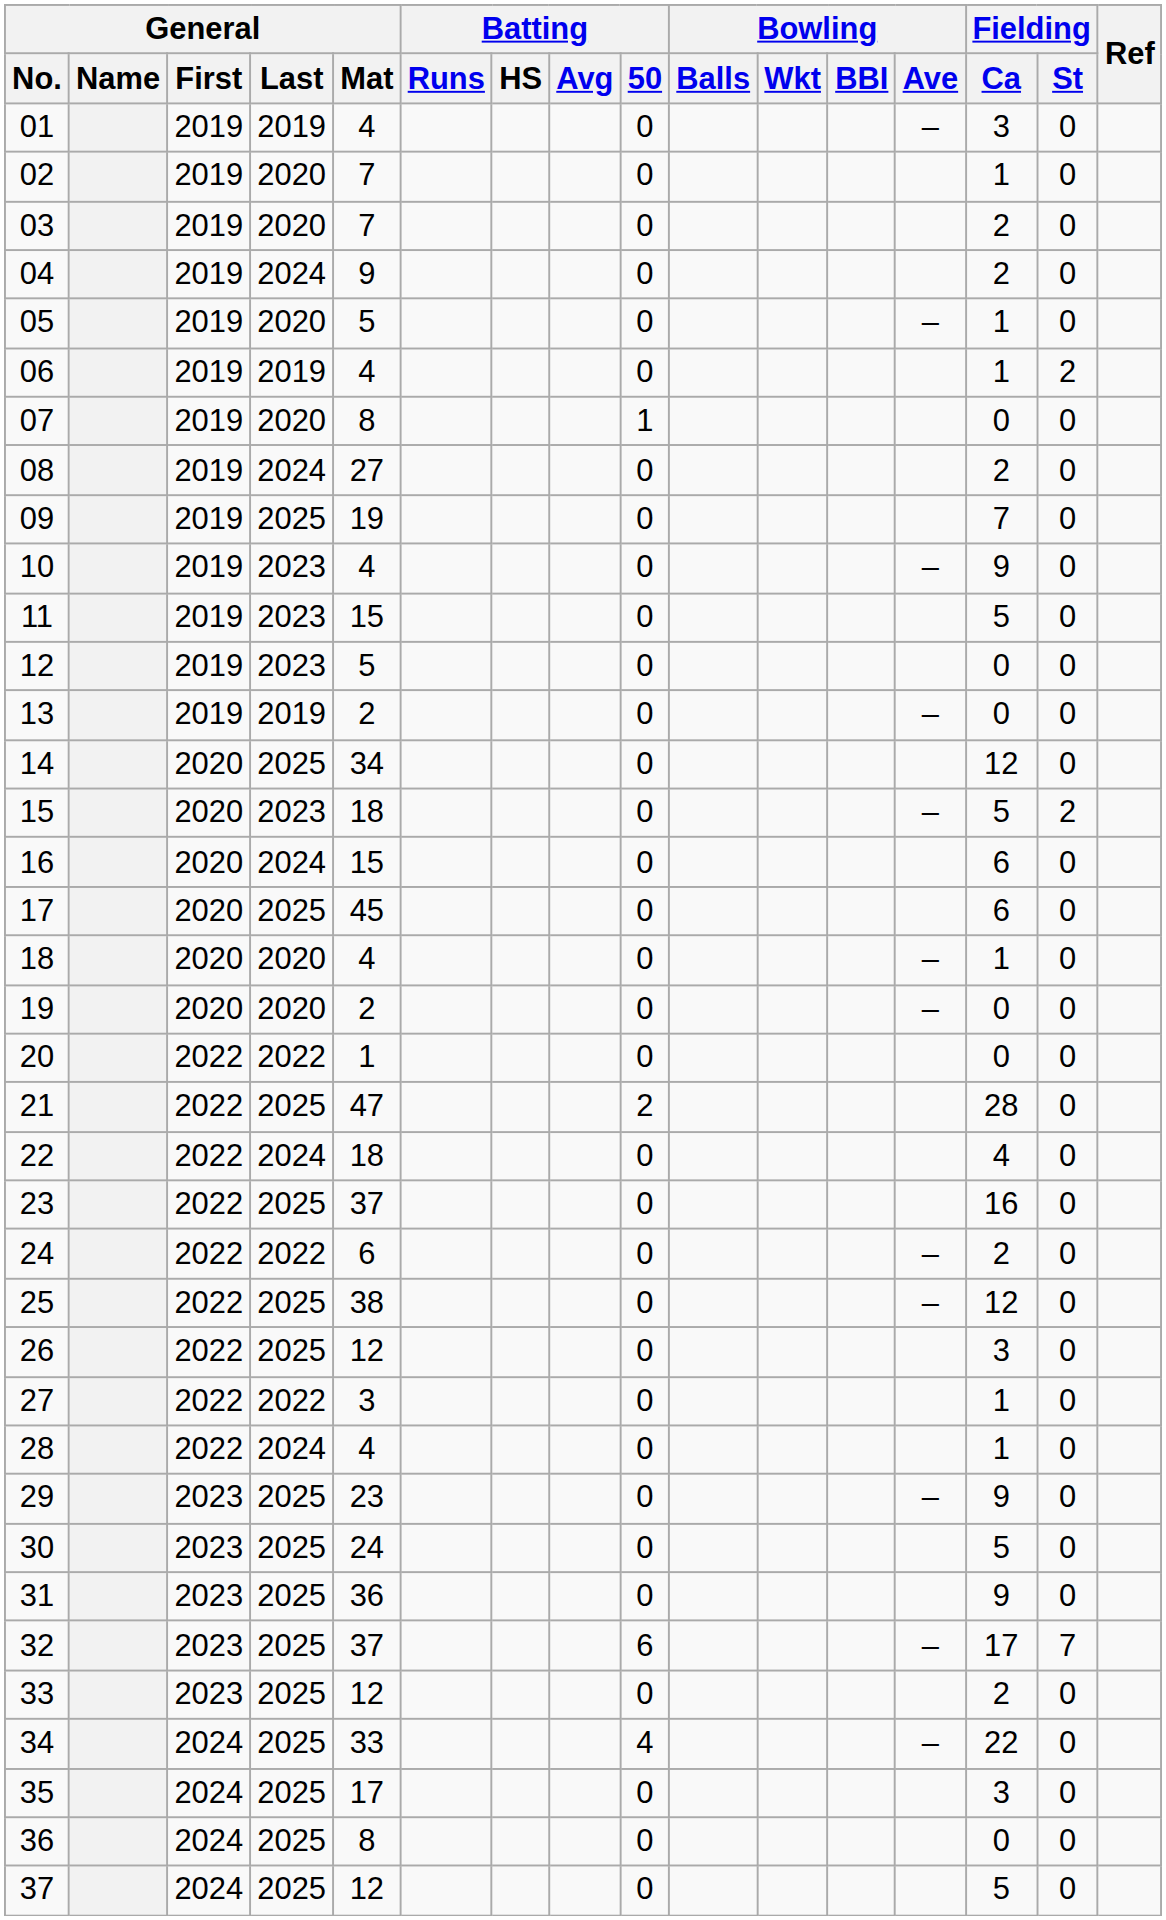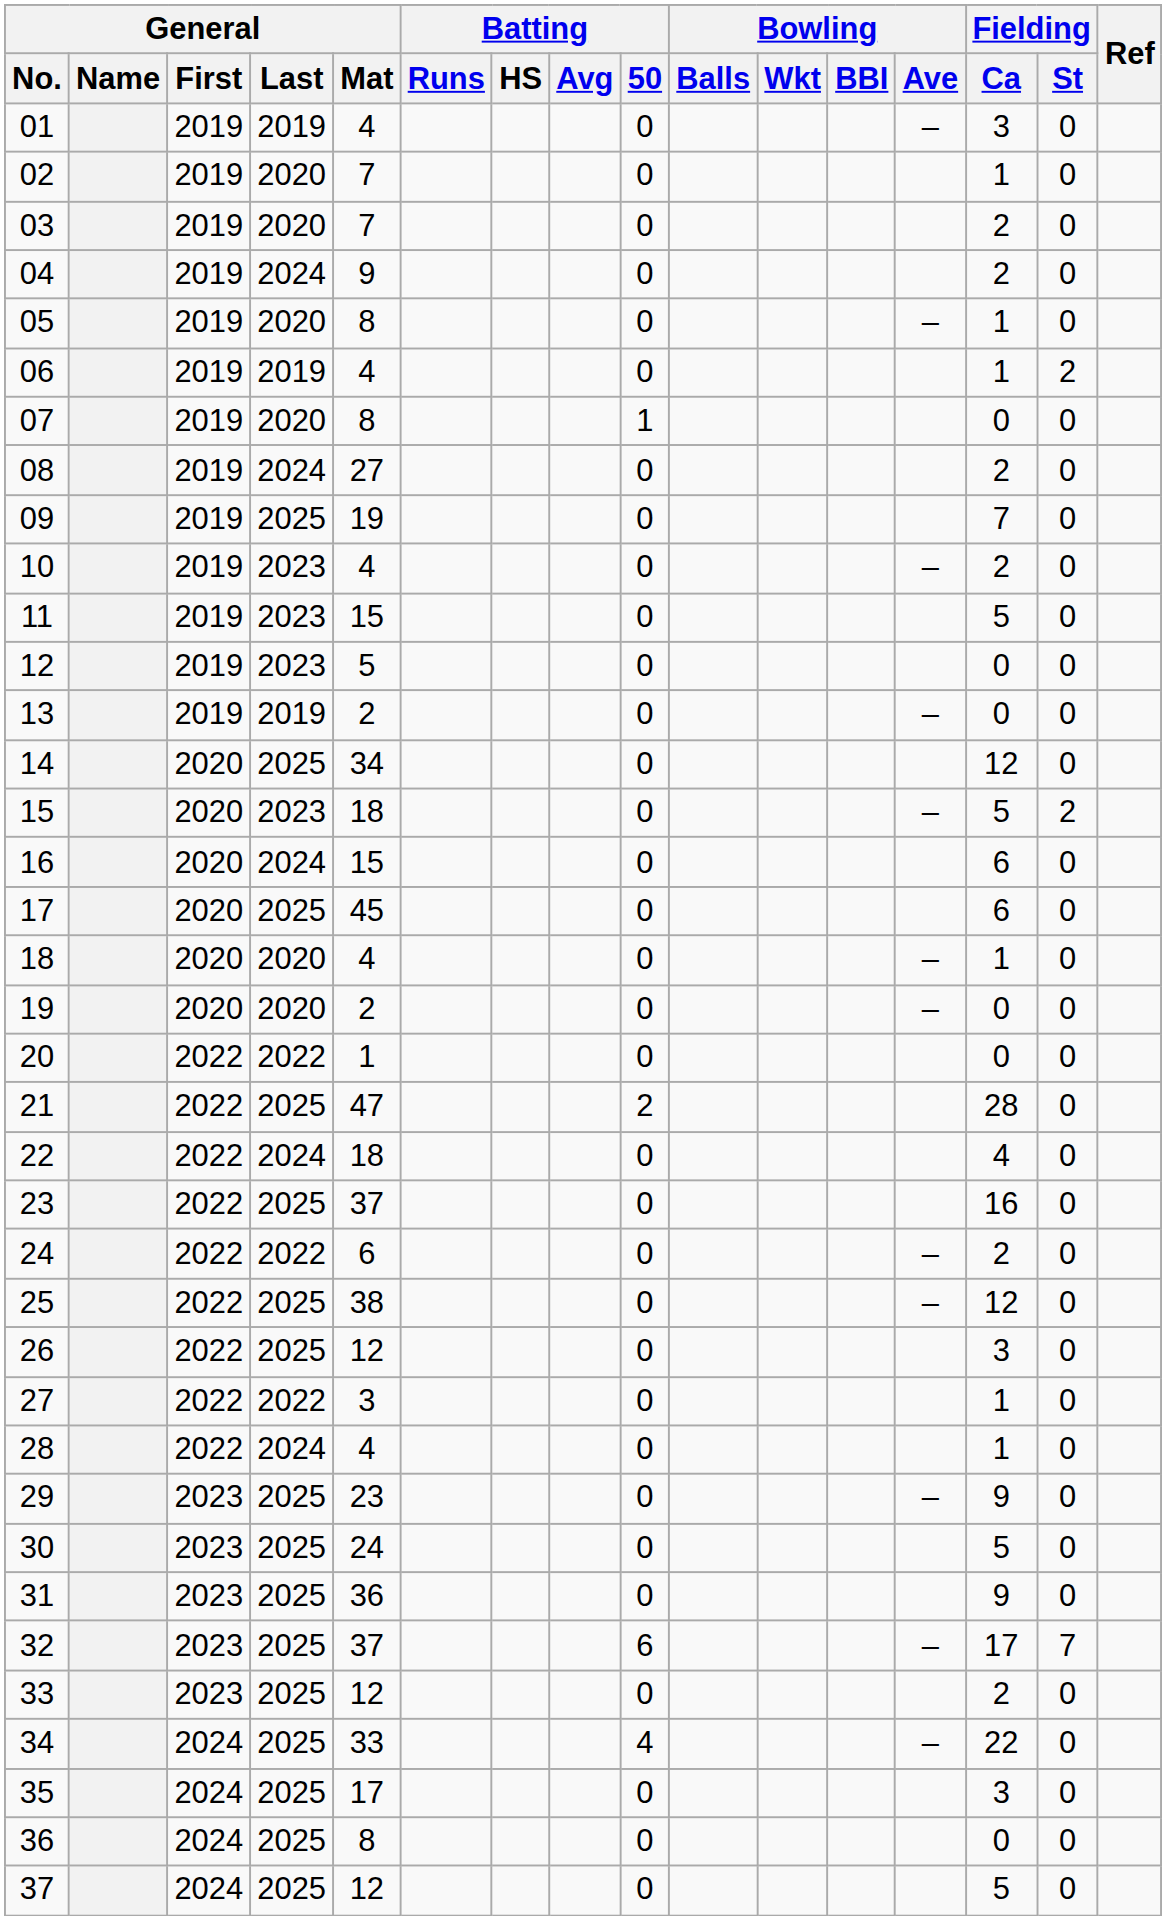(367, 322) 5 -> (367, 322) 8
(1001, 567) 9 -> (1001, 567) 2
